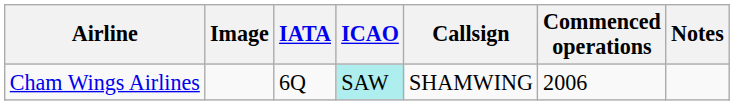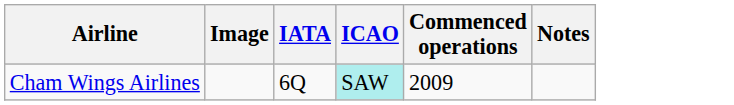- column: (471, 34)
(565, 81) 2006 -> (431, 81) 2009
